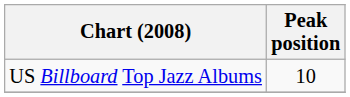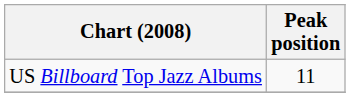(306, 75) 10 -> (306, 75) 11
